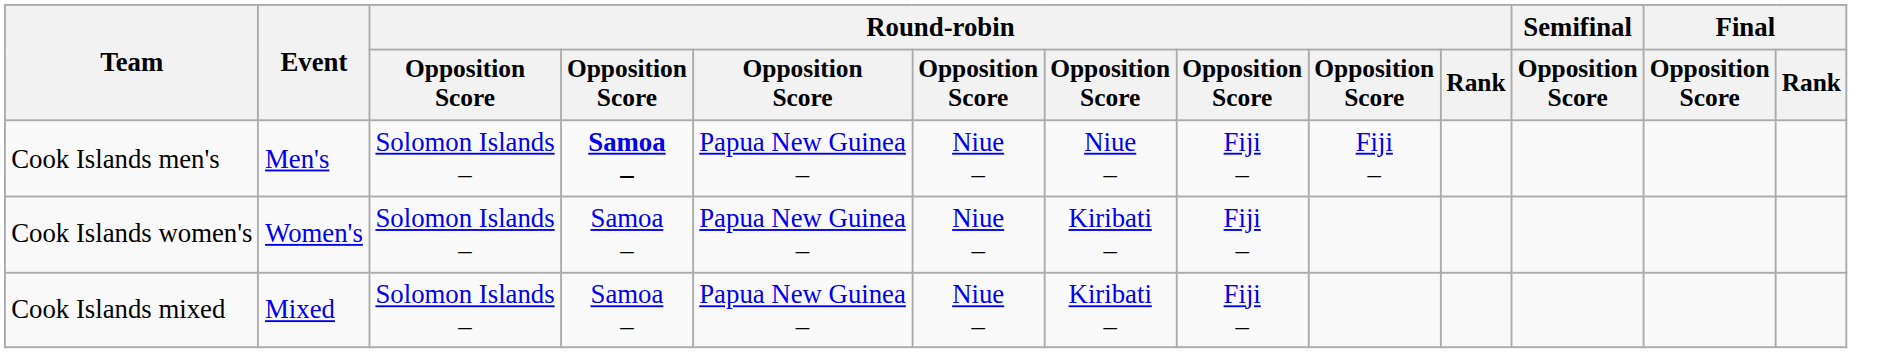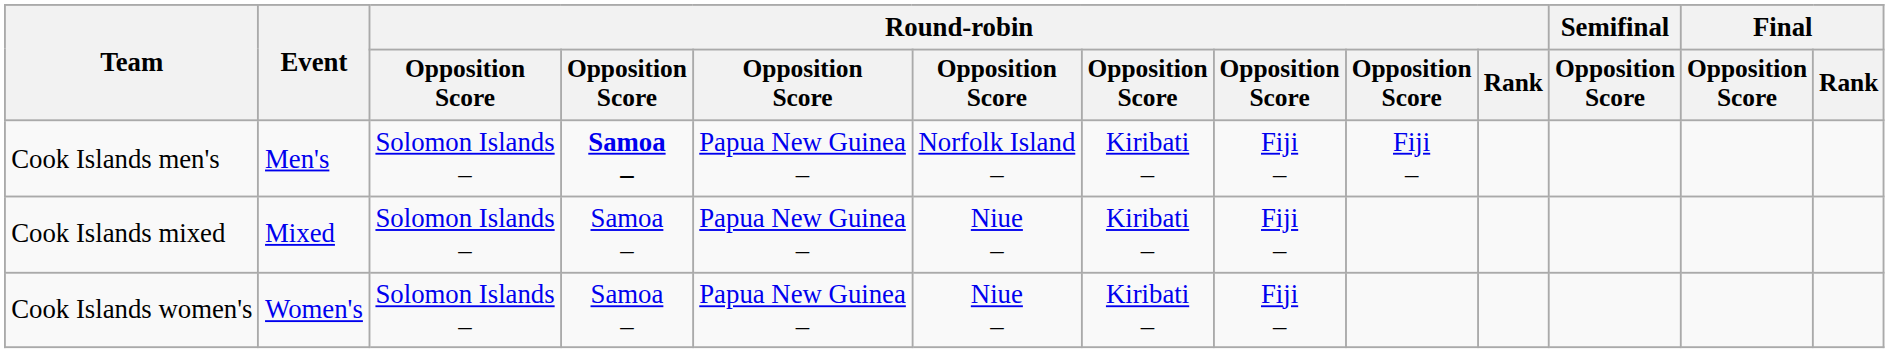(978, 158) Niue – -> (997, 158) Norfolk Island –
(1110, 158) Niue – -> (1148, 158) Kiribati –
rows swapped: (132, 234) <-> (118, 310)
